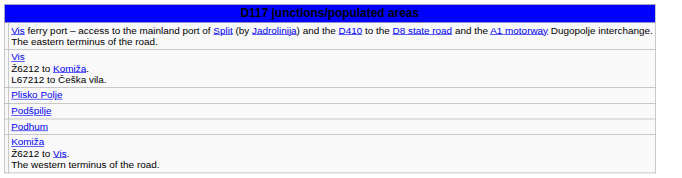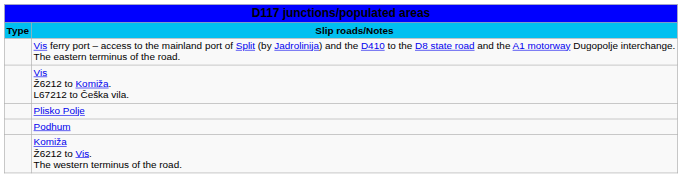+ row: (354, 30)
- row: (31, 111)
